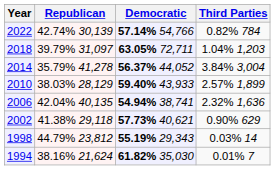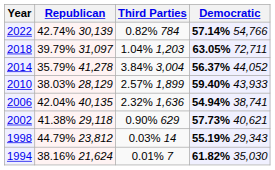columns swapped: (156, 13) <-> (233, 13)
